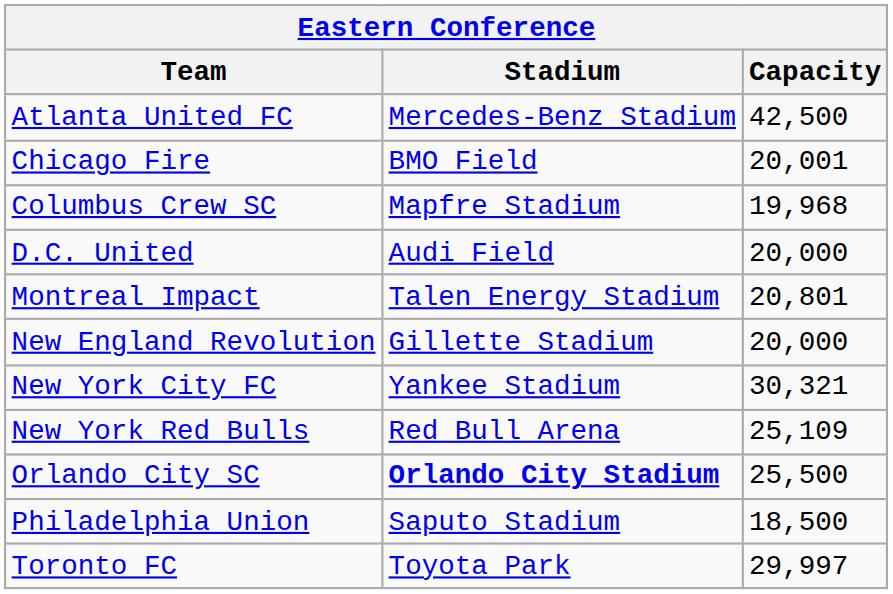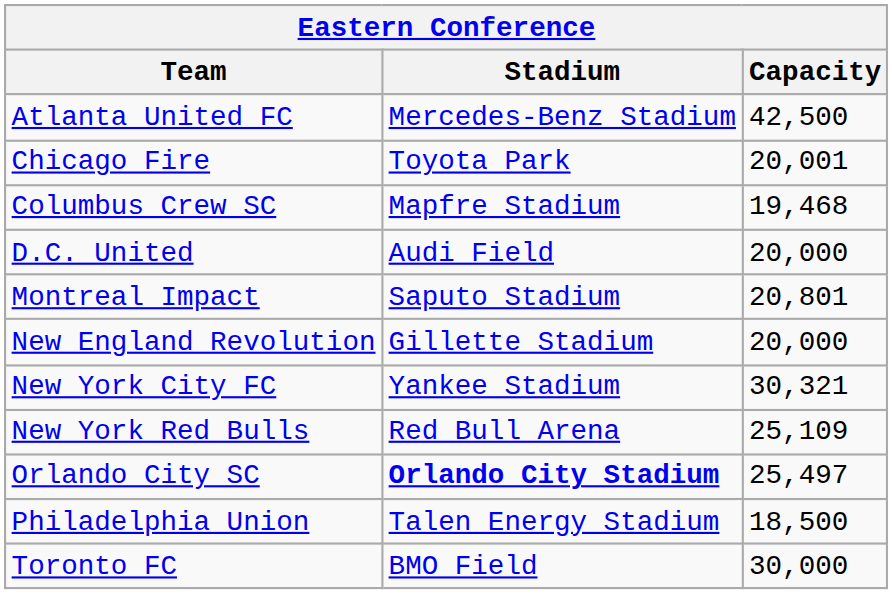(463, 162) BMO Field -> (480, 162) Toyota Park
(799, 207) 19,968 -> (799, 207) 19,468
(554, 297) Talen Energy Stadium -> (504, 297) Saputo Stadium
(799, 477) 25,500 -> (799, 477) 25,497
(504, 522) Saputo Stadium -> (554, 522) Talen Energy Stadium
(480, 567) Toyota Park -> (463, 567) BMO Field
(799, 567) 29,997 -> (799, 567) 30,000
